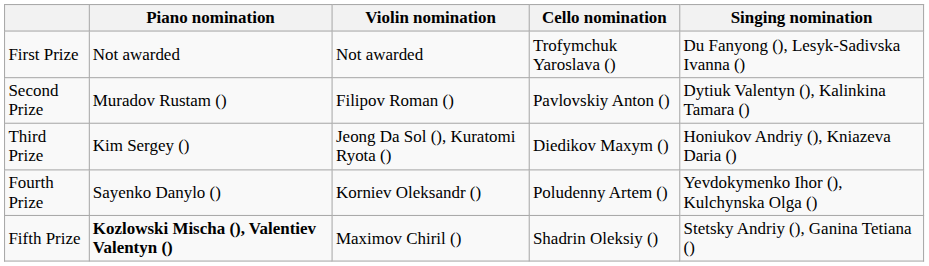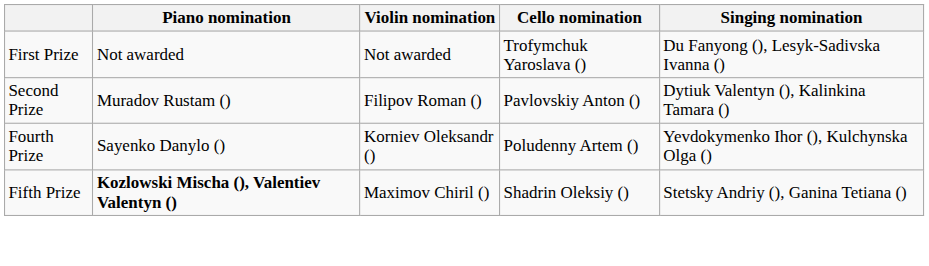- row: (27, 146)
